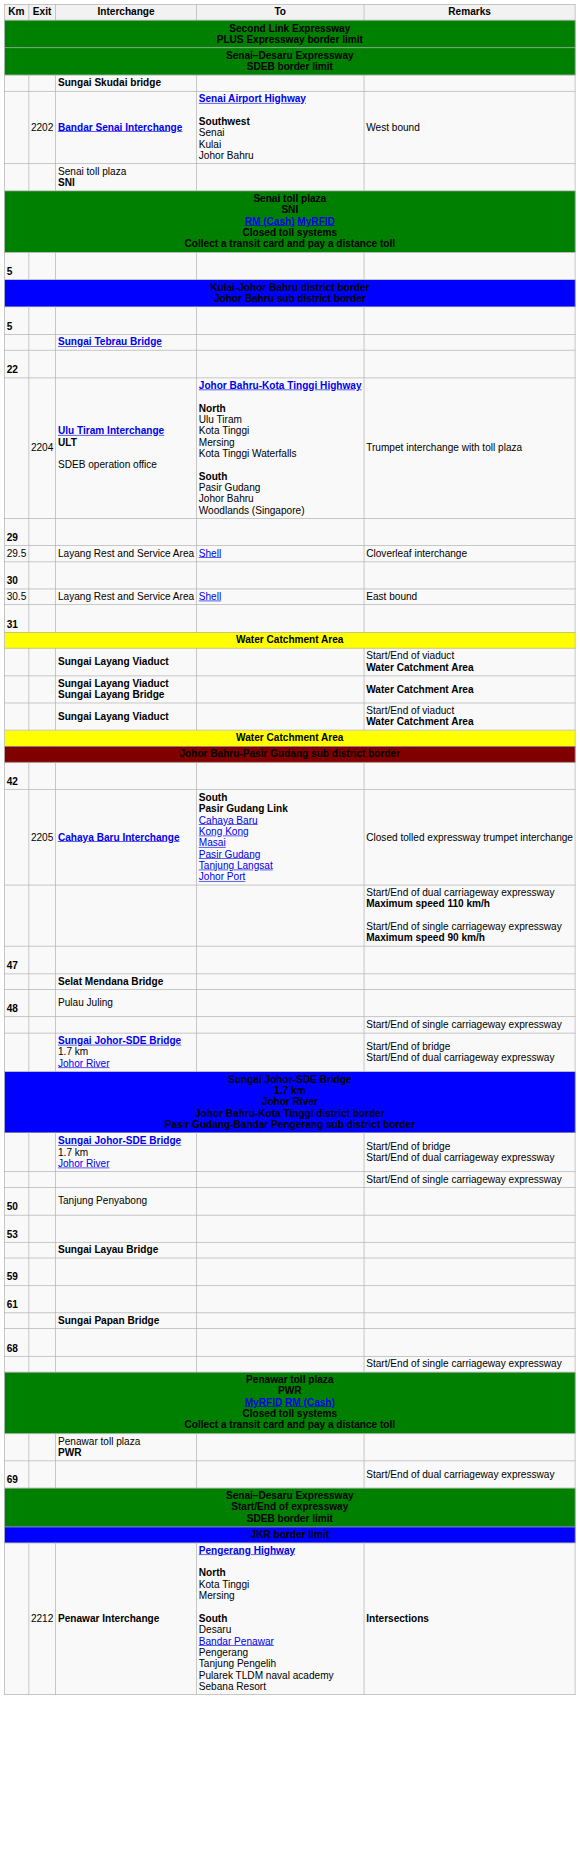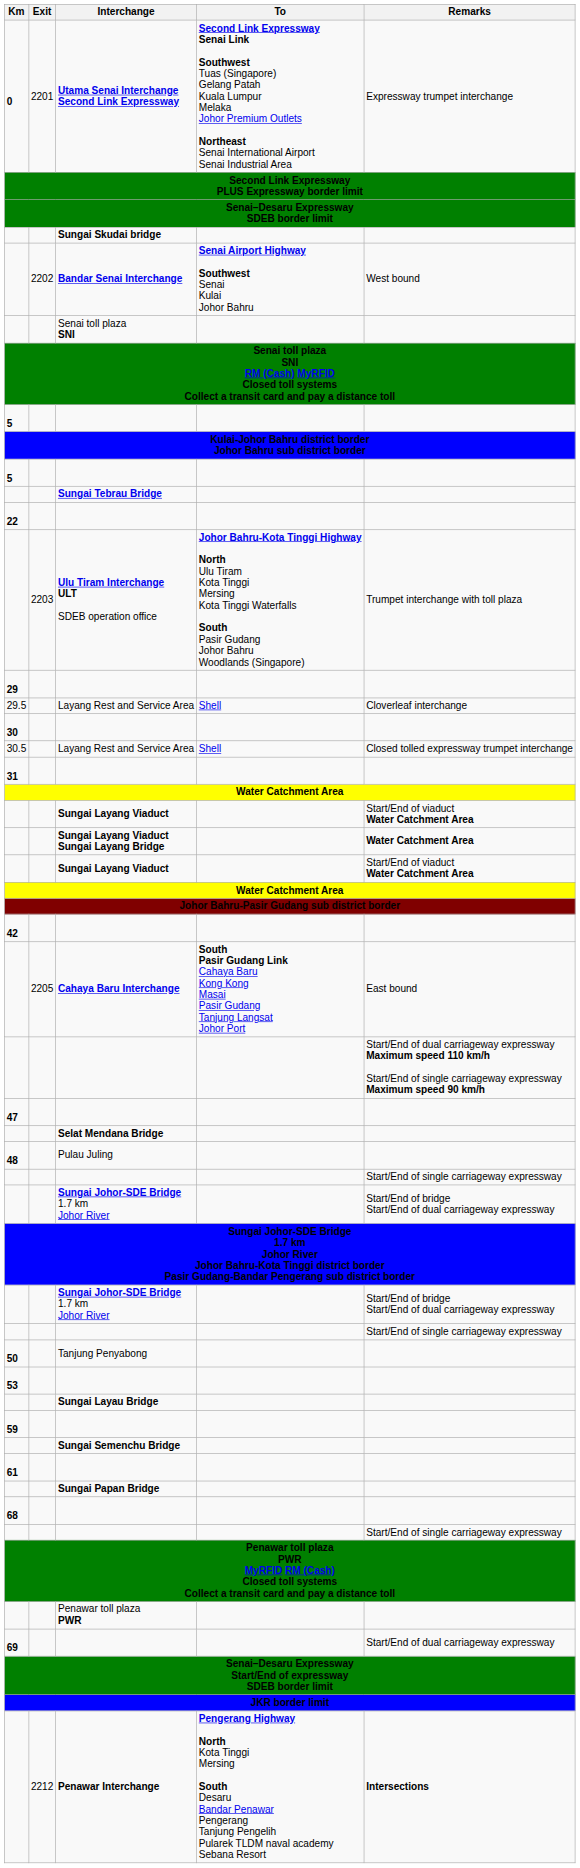+ row: (9, 102)
(42, 448) 2204 -> (42, 600) 2203
(392, 597) East bound -> (470, 749) Closed tolled expressway trumpet interchange
(470, 837) Closed tolled expressway trumpet interchange -> (392, 989) East bound
+ row: (16, 1446)
